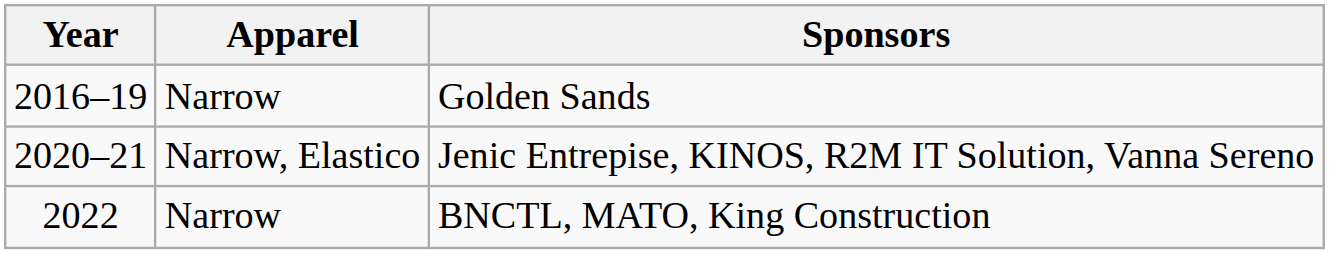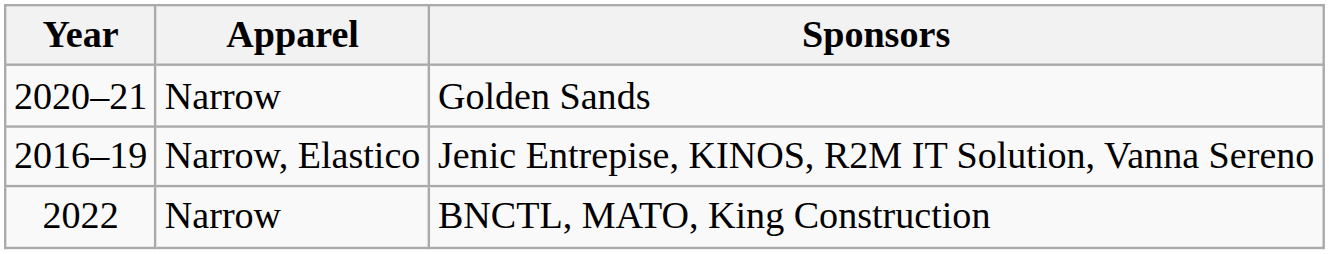(81, 95) 2016–19 -> (81, 95) 2020–21
(81, 155) 2020–21 -> (81, 155) 2016–19
